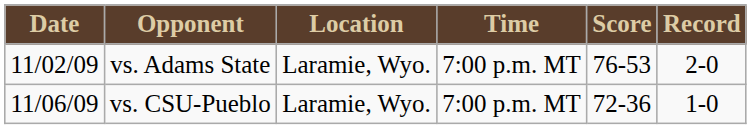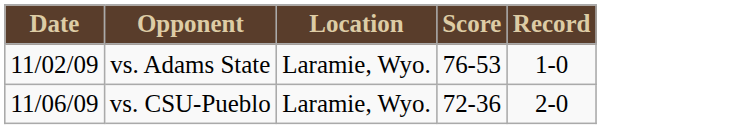- column: (512, 24)
(702, 63) 2-0 -> (552, 63) 1-0
(702, 103) 1-0 -> (552, 103) 2-0
